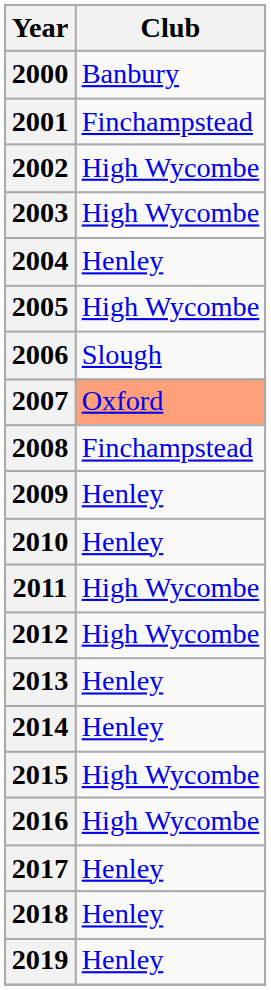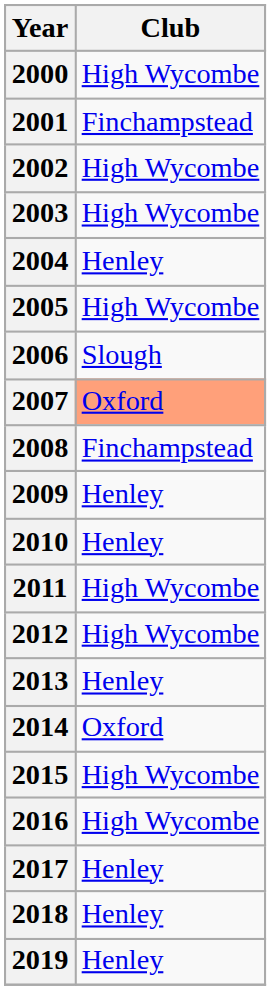(130, 74) Banbury -> (170, 74) High Wycombe
(123, 727) Henley -> (123, 727) Oxford
